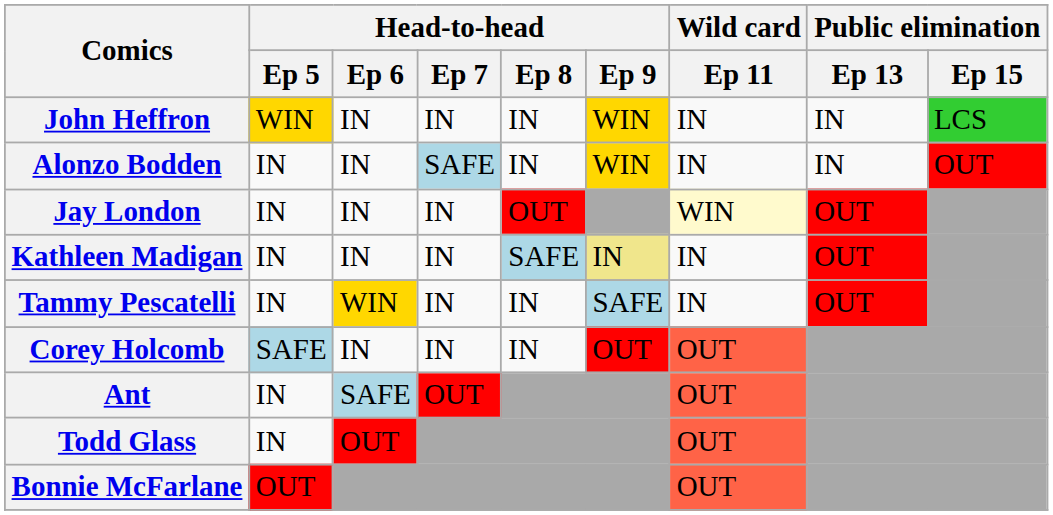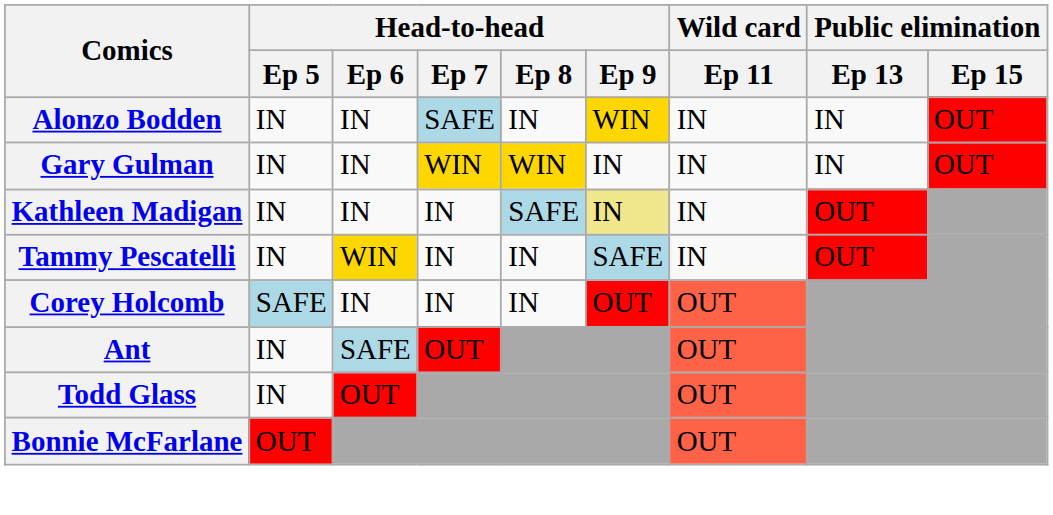- row: (127, 119)
+ row: (127, 165)
- row: (127, 211)
